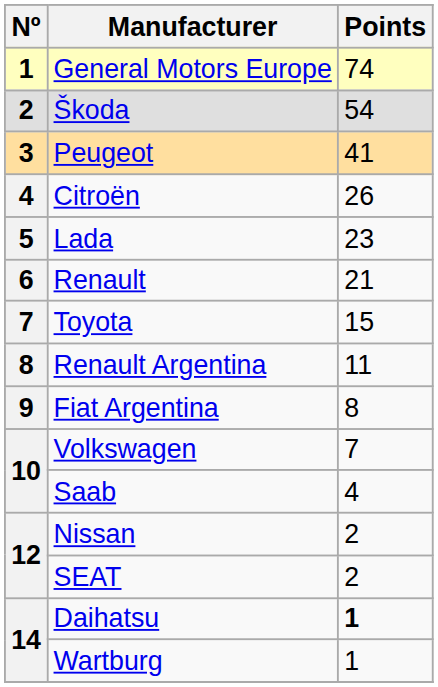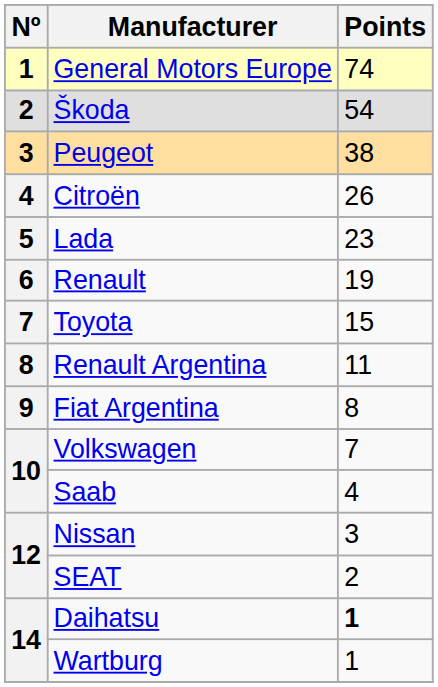(359, 153) 41 -> (359, 153) 38
(359, 280) 21 -> (359, 280) 19
(352, 534) 2 -> (352, 534) 3
